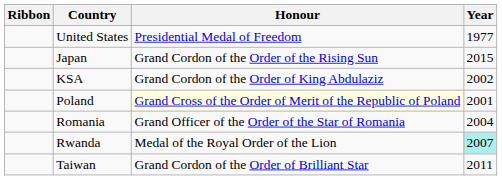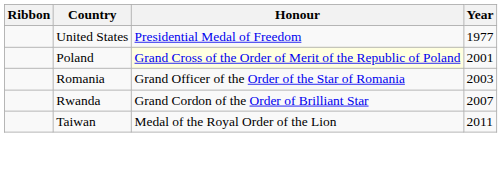- row: (72, 57)
- row: (70, 79)
(480, 121) 2004 -> (480, 79) 2003
(235, 143) Medal of the Royal Order of the Lion -> (252, 100) Grand Cordon of the Order of Brilliant Star
(480, 143) paleturquoise background -> (480, 100) no background
(252, 164) Grand Cordon of the Order of Brilliant Star -> (235, 121) Medal of the Royal Order of the Lion
